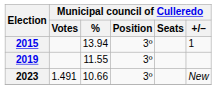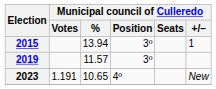(96, 60) 11.55 -> (96, 60) 11.57
(64, 76) 1.491 -> (64, 76) 1.191
(95, 76) 10.66 -> (95, 76) 10.65
(148, 76) 3º -> (117, 76) 4º
